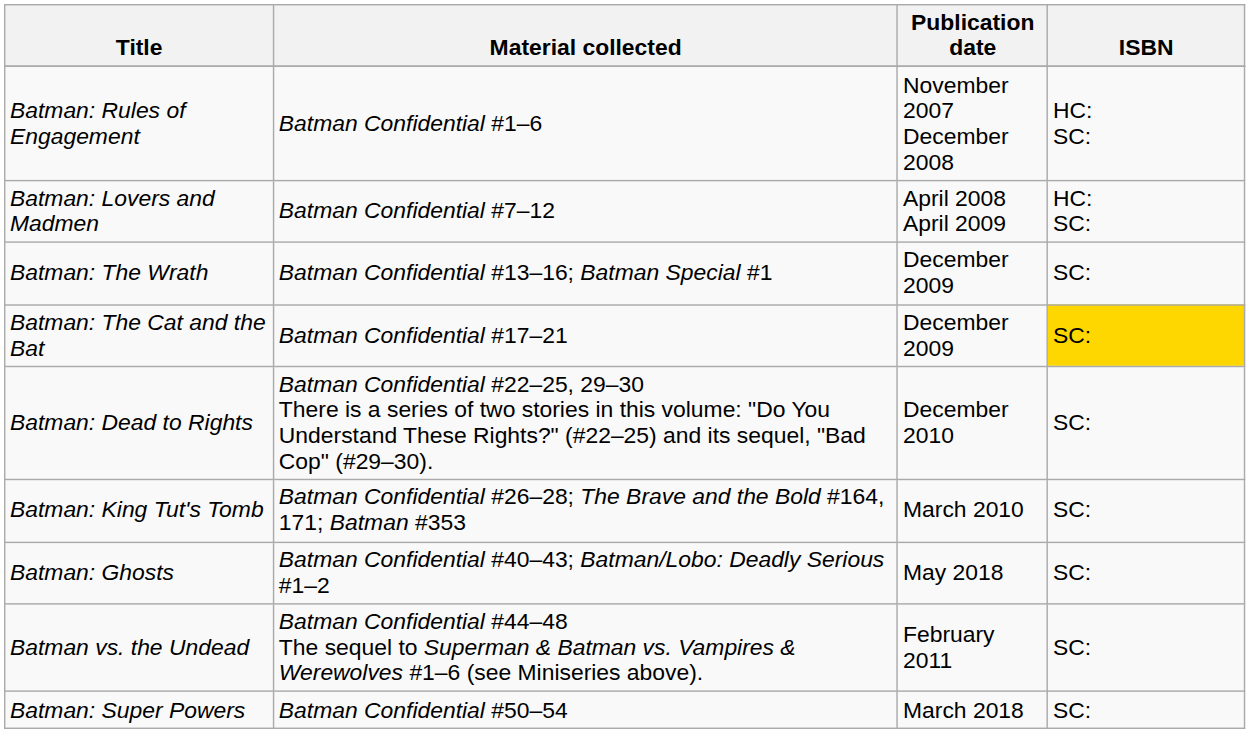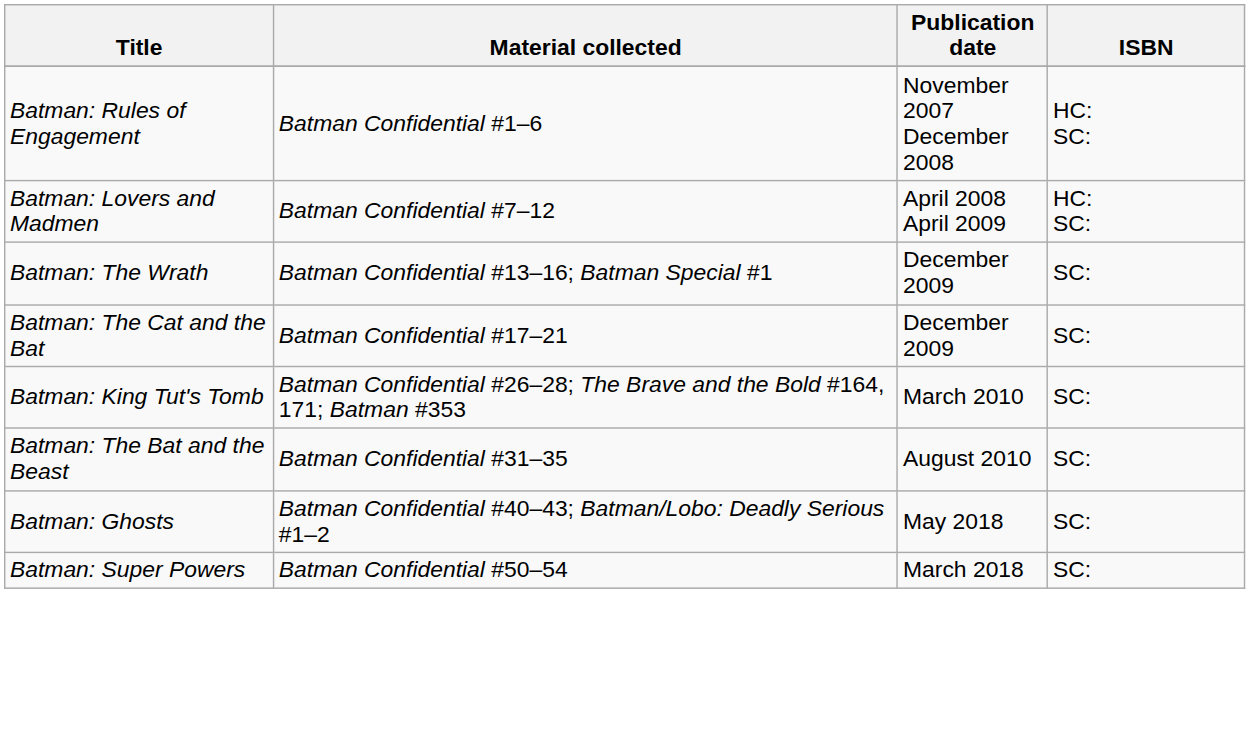(1072, 335) gold background -> (1072, 335) no background
- row: (131, 422)
+ row: (137, 459)
- row: (130, 647)
